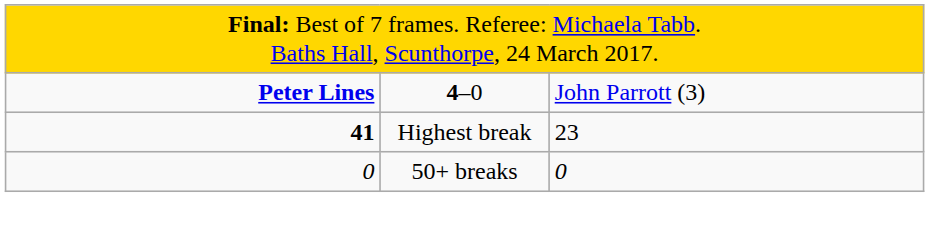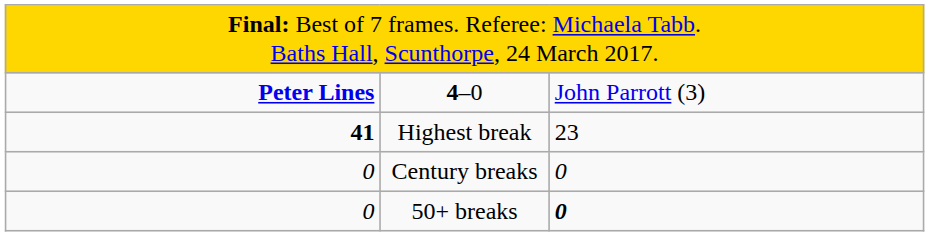+ row: (465, 171)
(561, 171) normal -> (561, 211) bold
